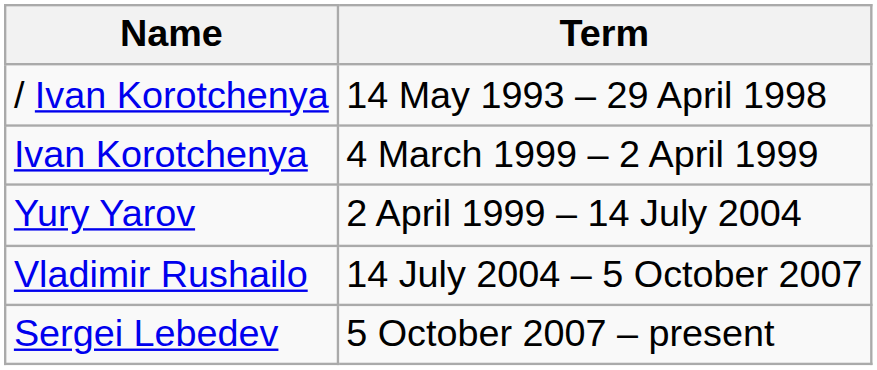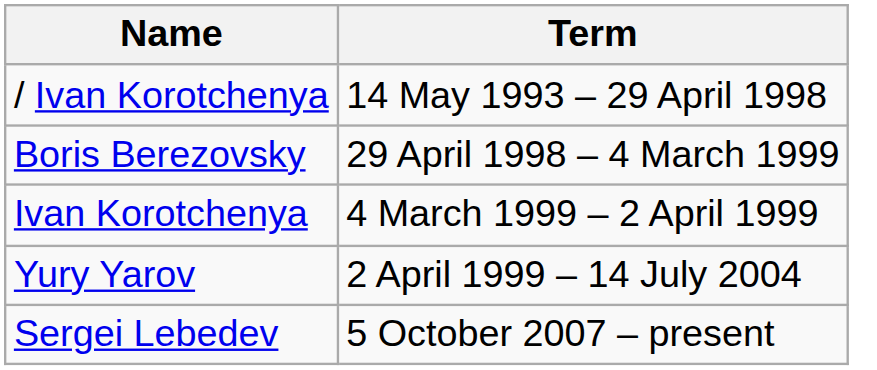+ row: (160, 154)
- row: (161, 273)
